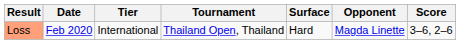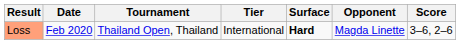columns swapped: (224, 13) <-> (128, 13)
(301, 30) normal -> (302, 30) bold
